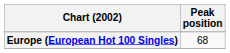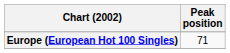(203, 40) 68 -> (203, 40) 71
